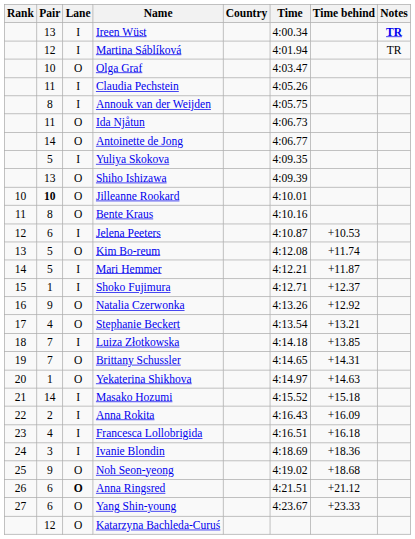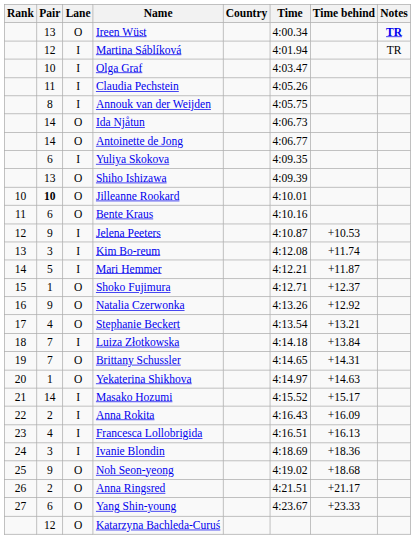(78, 31) I -> (78, 31) O
(78, 68) O -> (78, 68) I
(50, 123) 11 -> (50, 123) 14
(50, 159) 5 -> (50, 159) 6
(50, 214) 8 -> (50, 214) 6
(50, 232) 6 -> (50, 232) 9
(50, 251) 5 -> (50, 251) 3
(78, 251) O -> (78, 251) I
(78, 287) I -> (78, 287) O
(344, 342) +13.85 -> (344, 342) +13.84
(344, 397) +15.18 -> (344, 397) +15.17
(344, 433) +16.18 -> (344, 433) +16.13
(50, 488) 6 -> (50, 488) 2
(78, 488) bold -> (78, 488) normal
(344, 488) +21.12 -> (344, 488) +21.17
